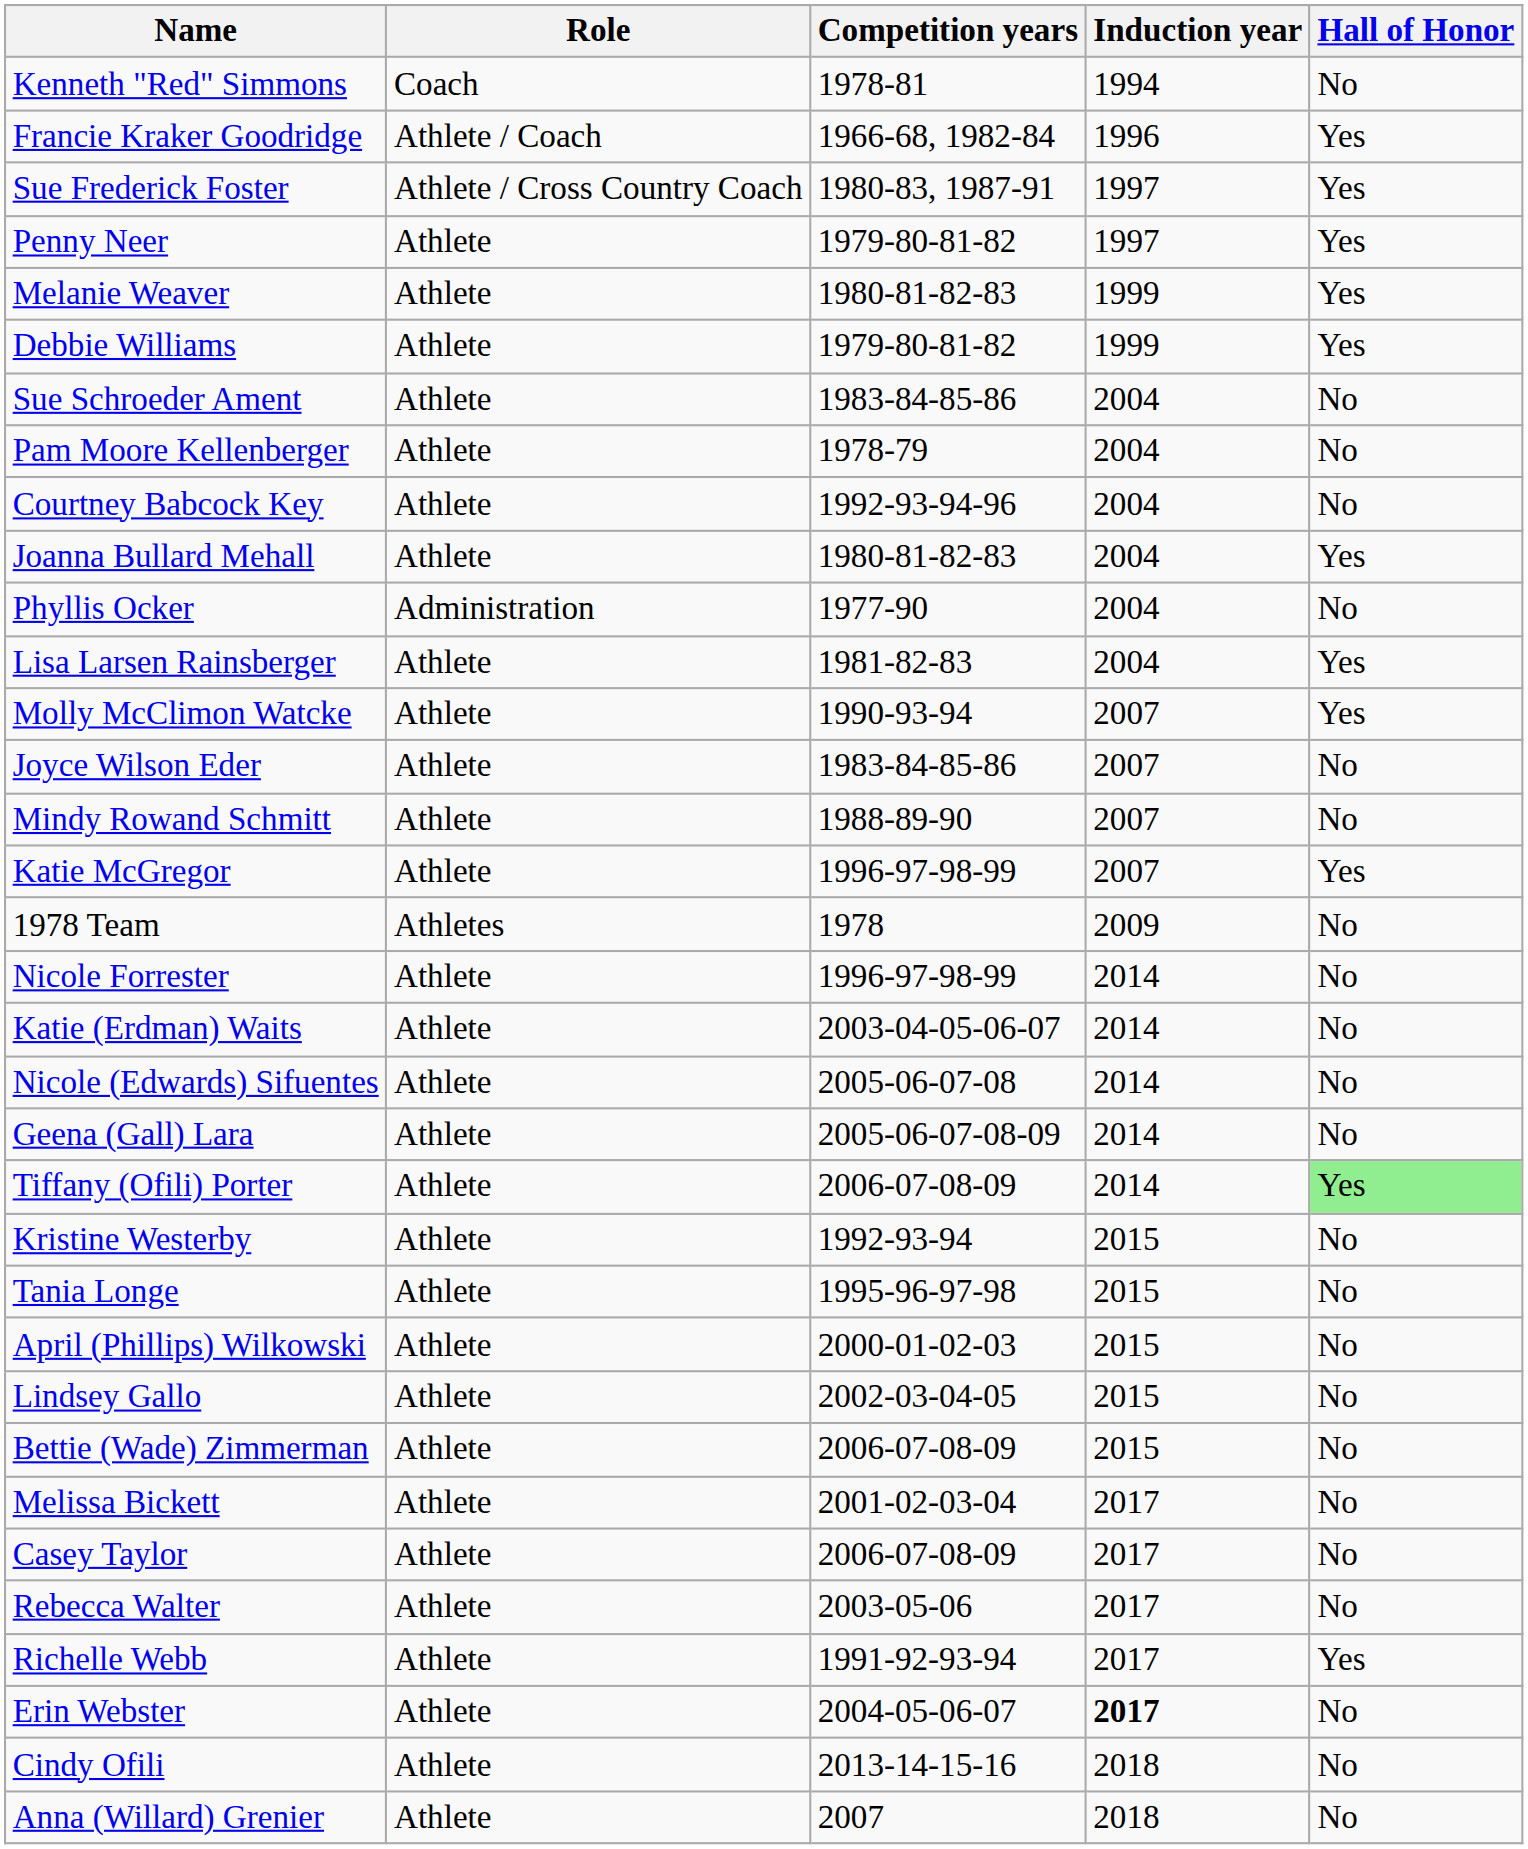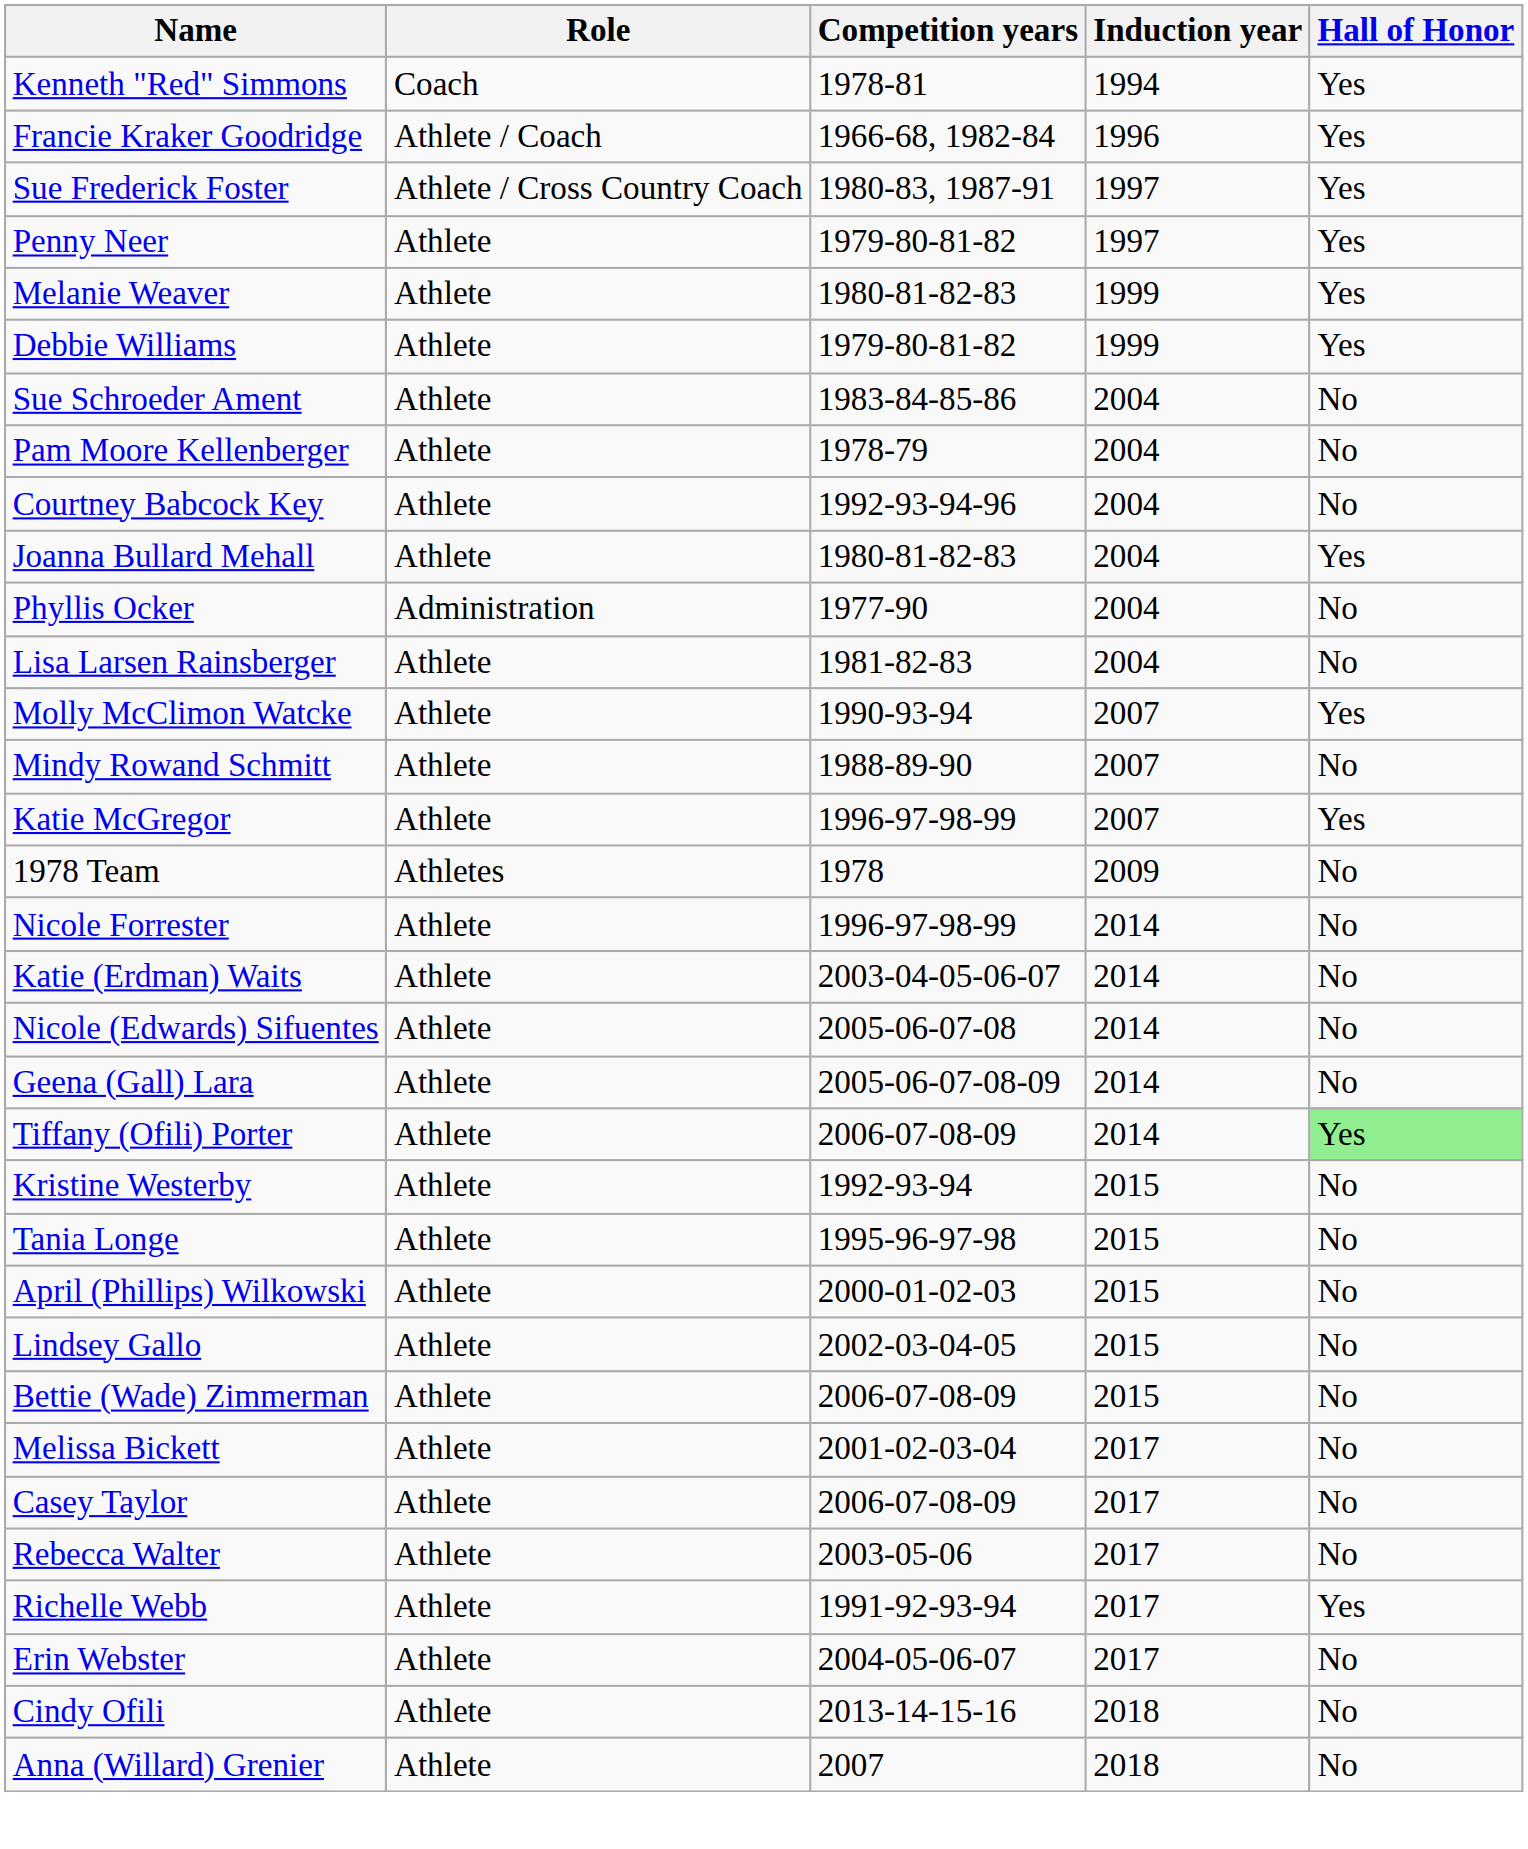(1338, 83) No -> (1342, 83) Yes
(1342, 661) Yes -> (1338, 661) No
- row: (137, 766)
(1126, 1711) bold -> (1126, 1659) normal
